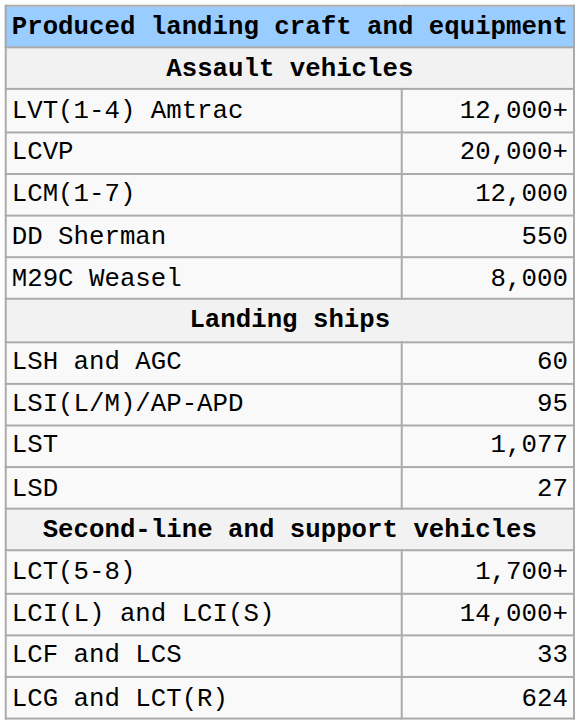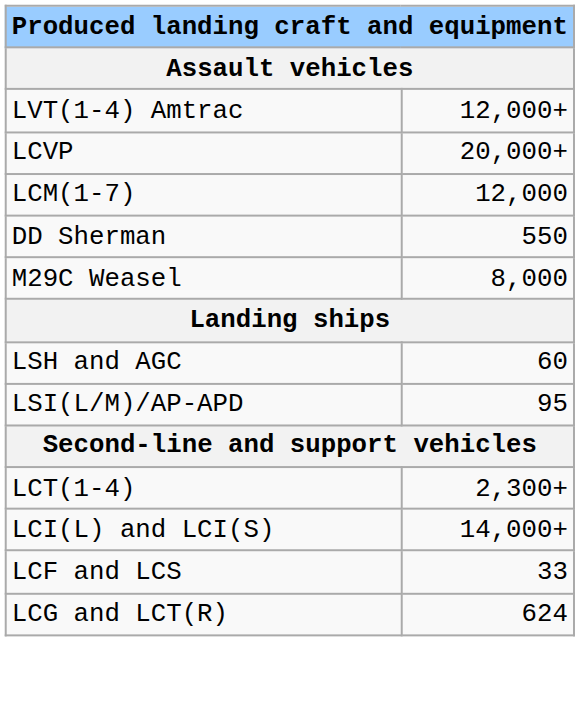- row: (35, 446)
- row: (35, 488)
+ row: (74, 488)
- row: (74, 572)
